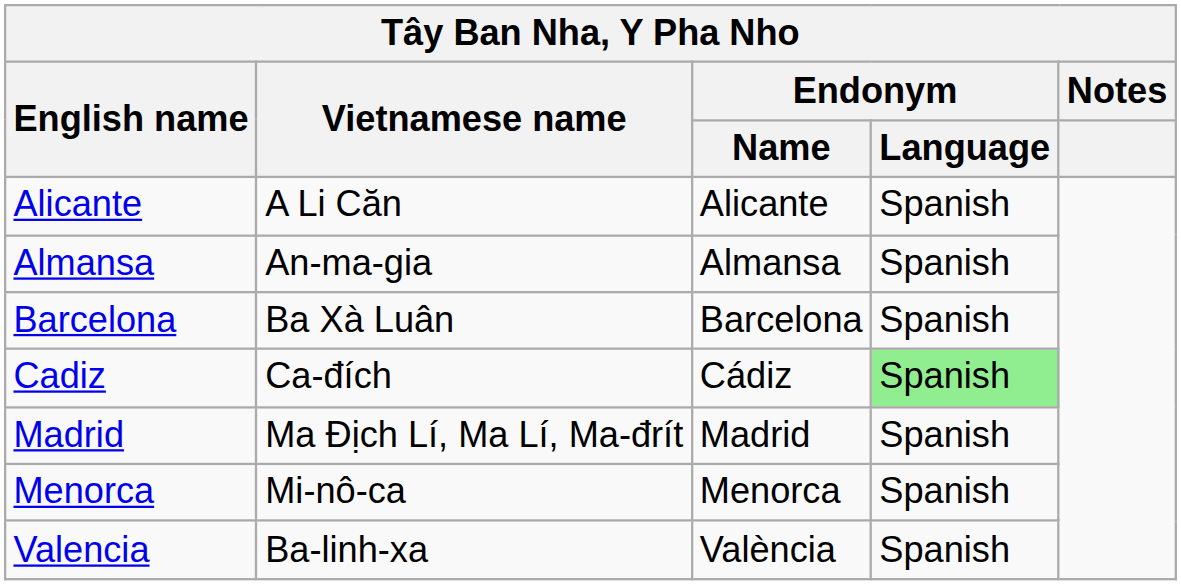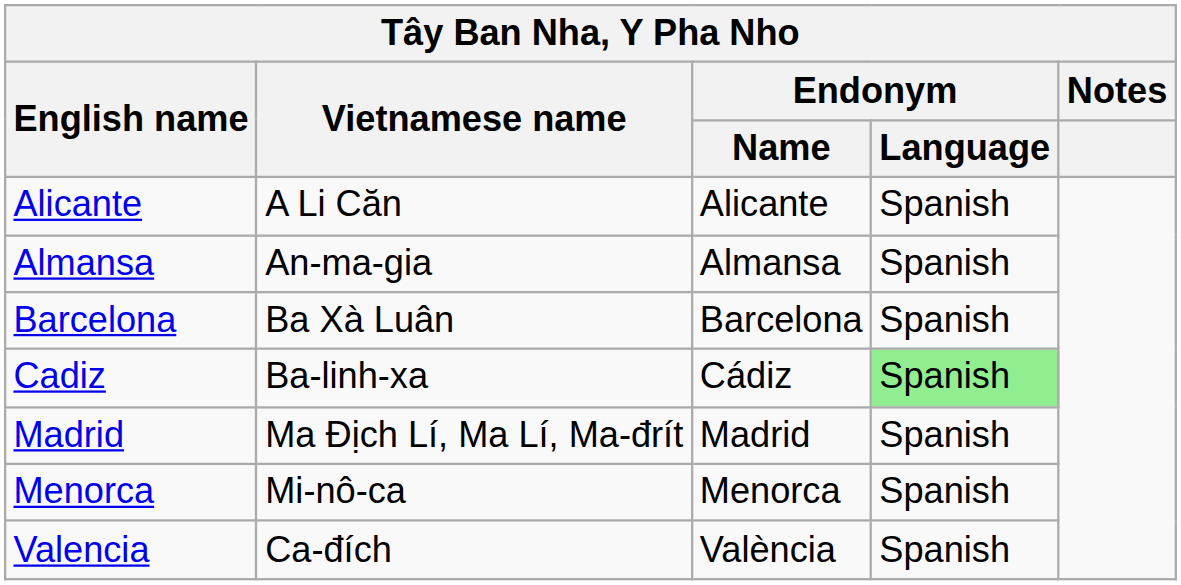(329, 377) Ca-đích -> (347, 377) Ba-linh-xa
(347, 549) Ba-linh-xa -> (329, 549) Ca-đích
